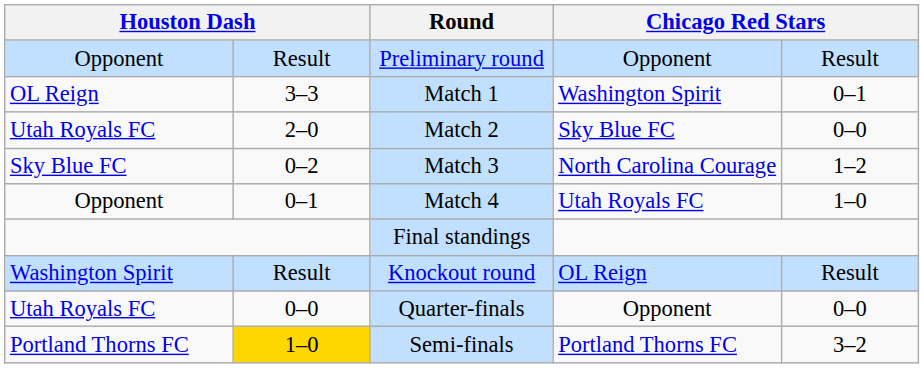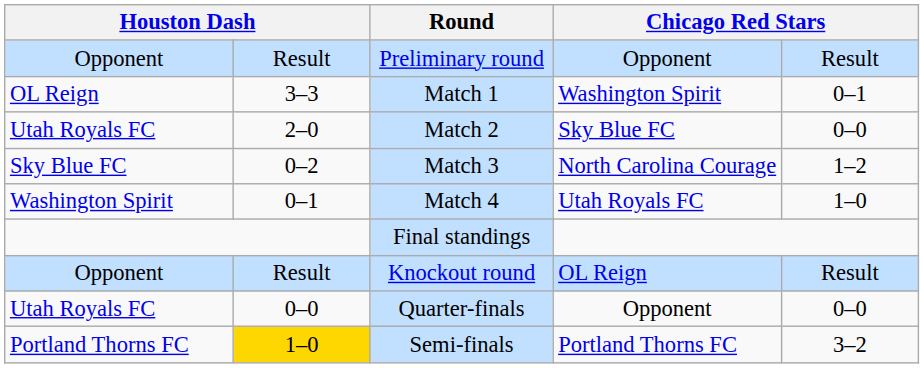(119, 201) Opponent -> (91, 201) Washington Spirit
(91, 272) Washington Spirit -> (119, 272) Opponent
